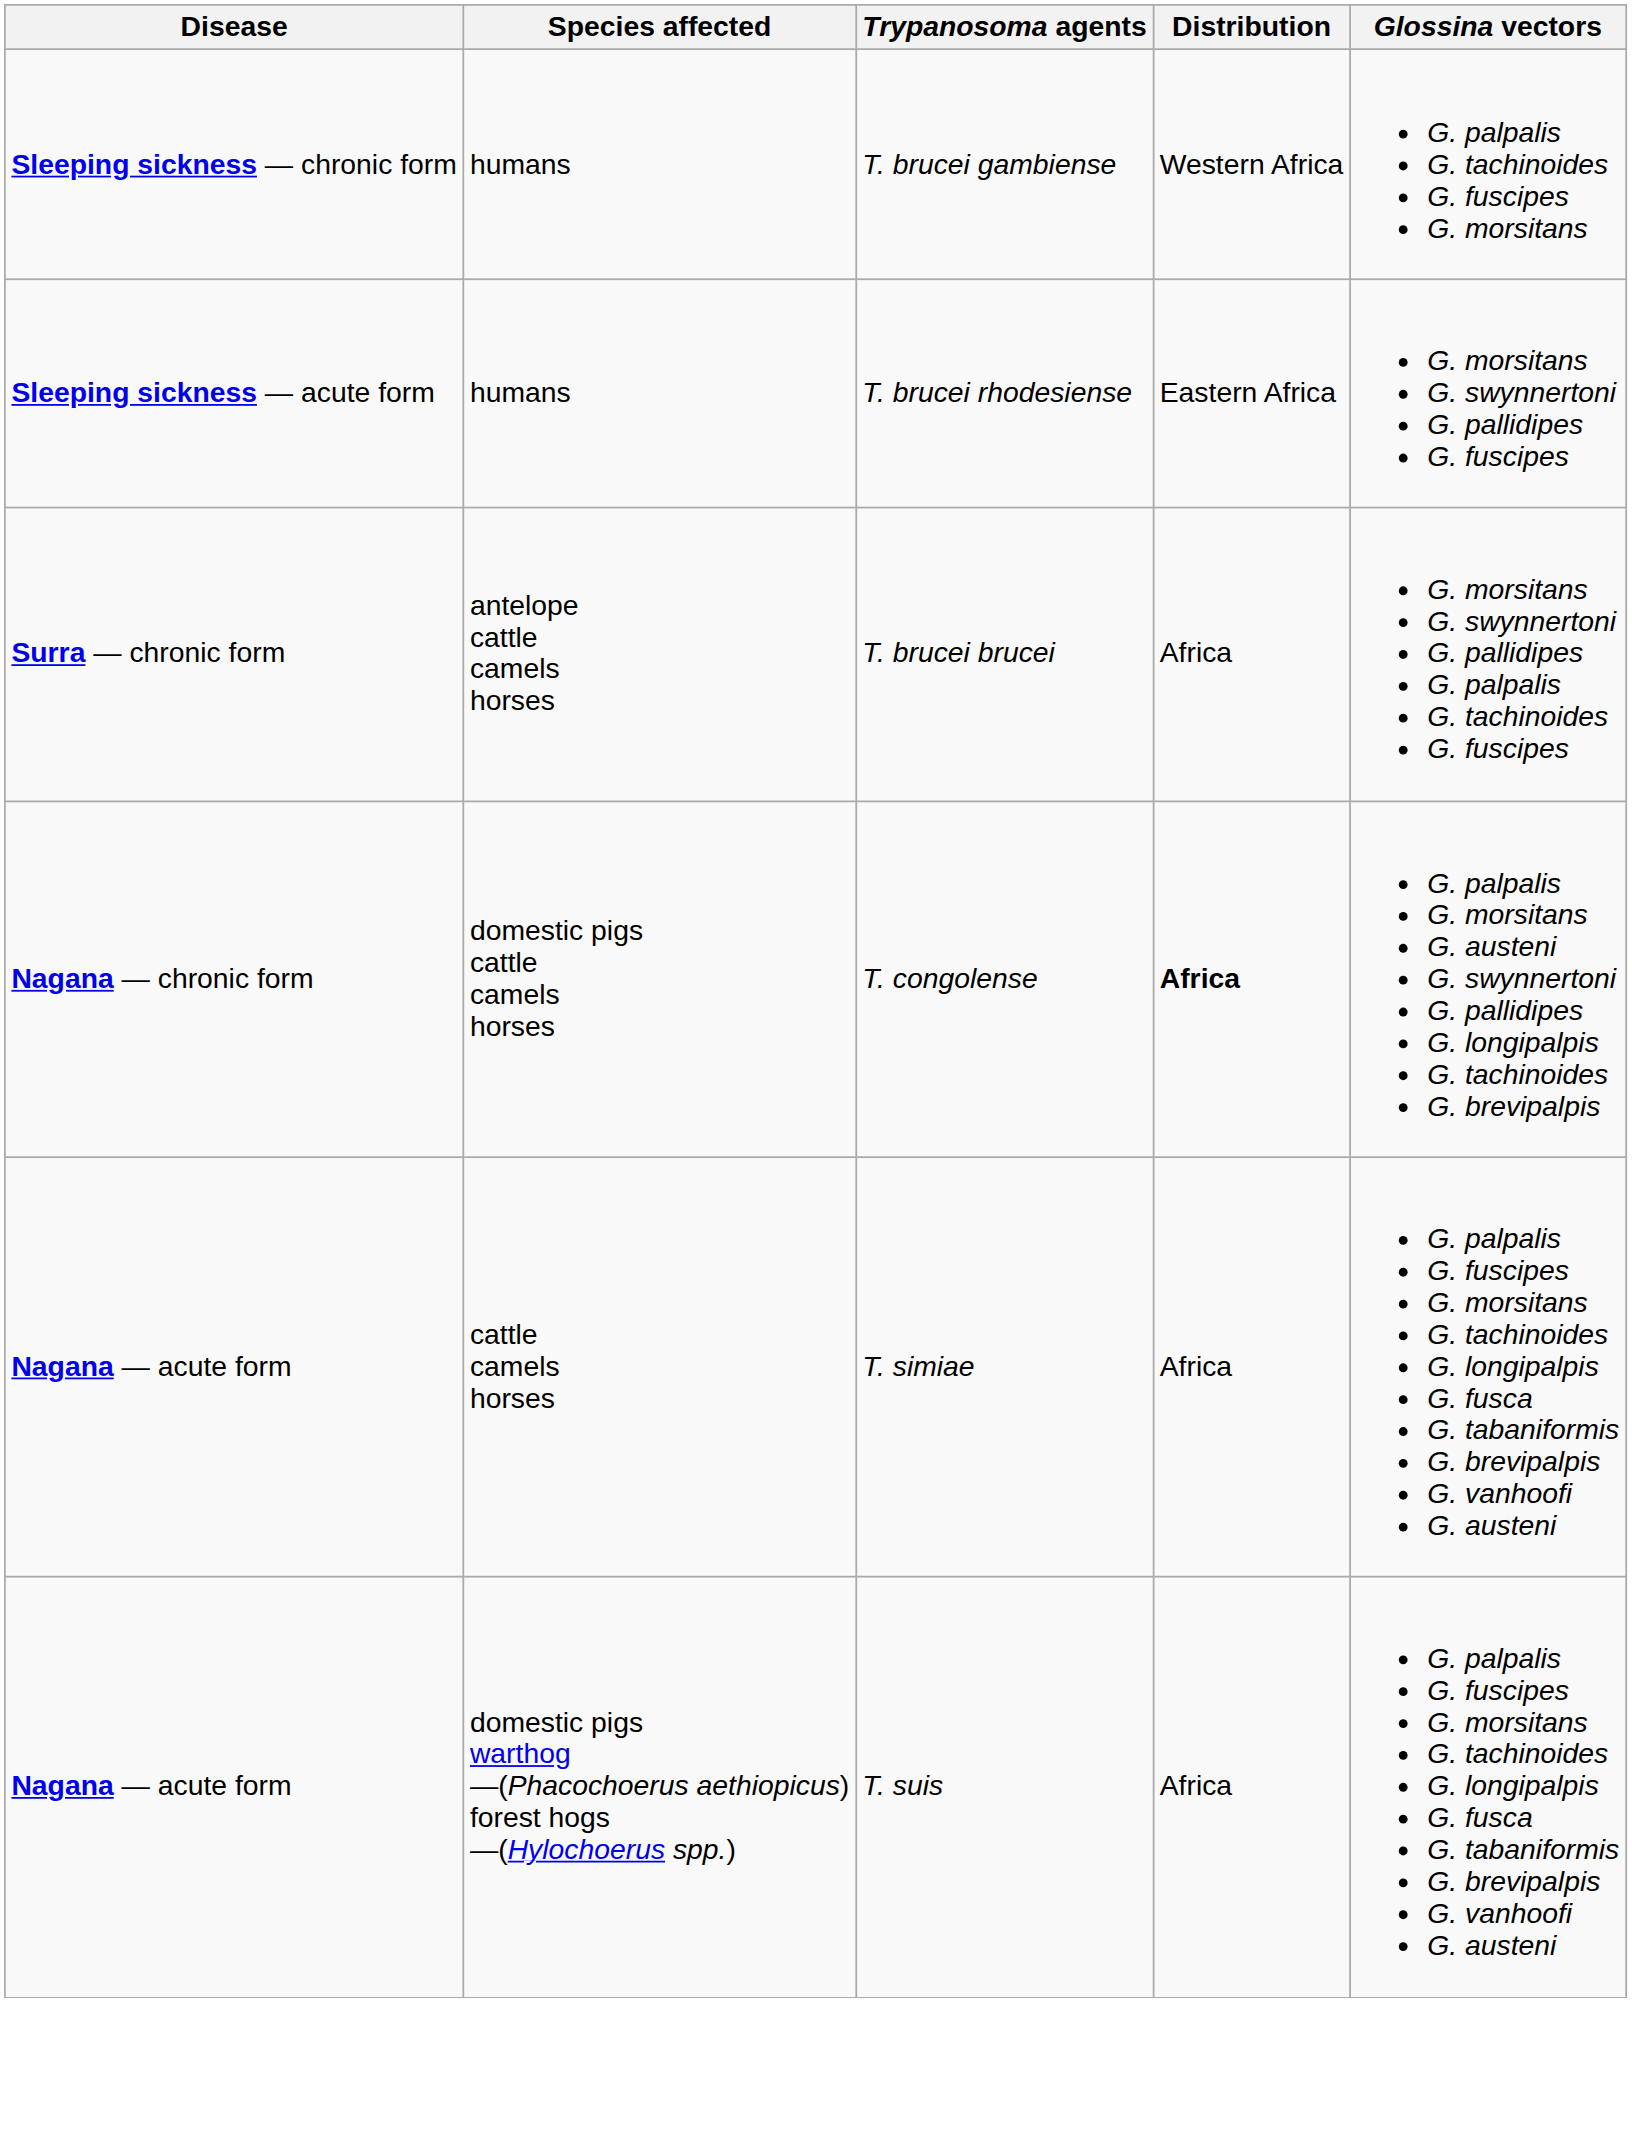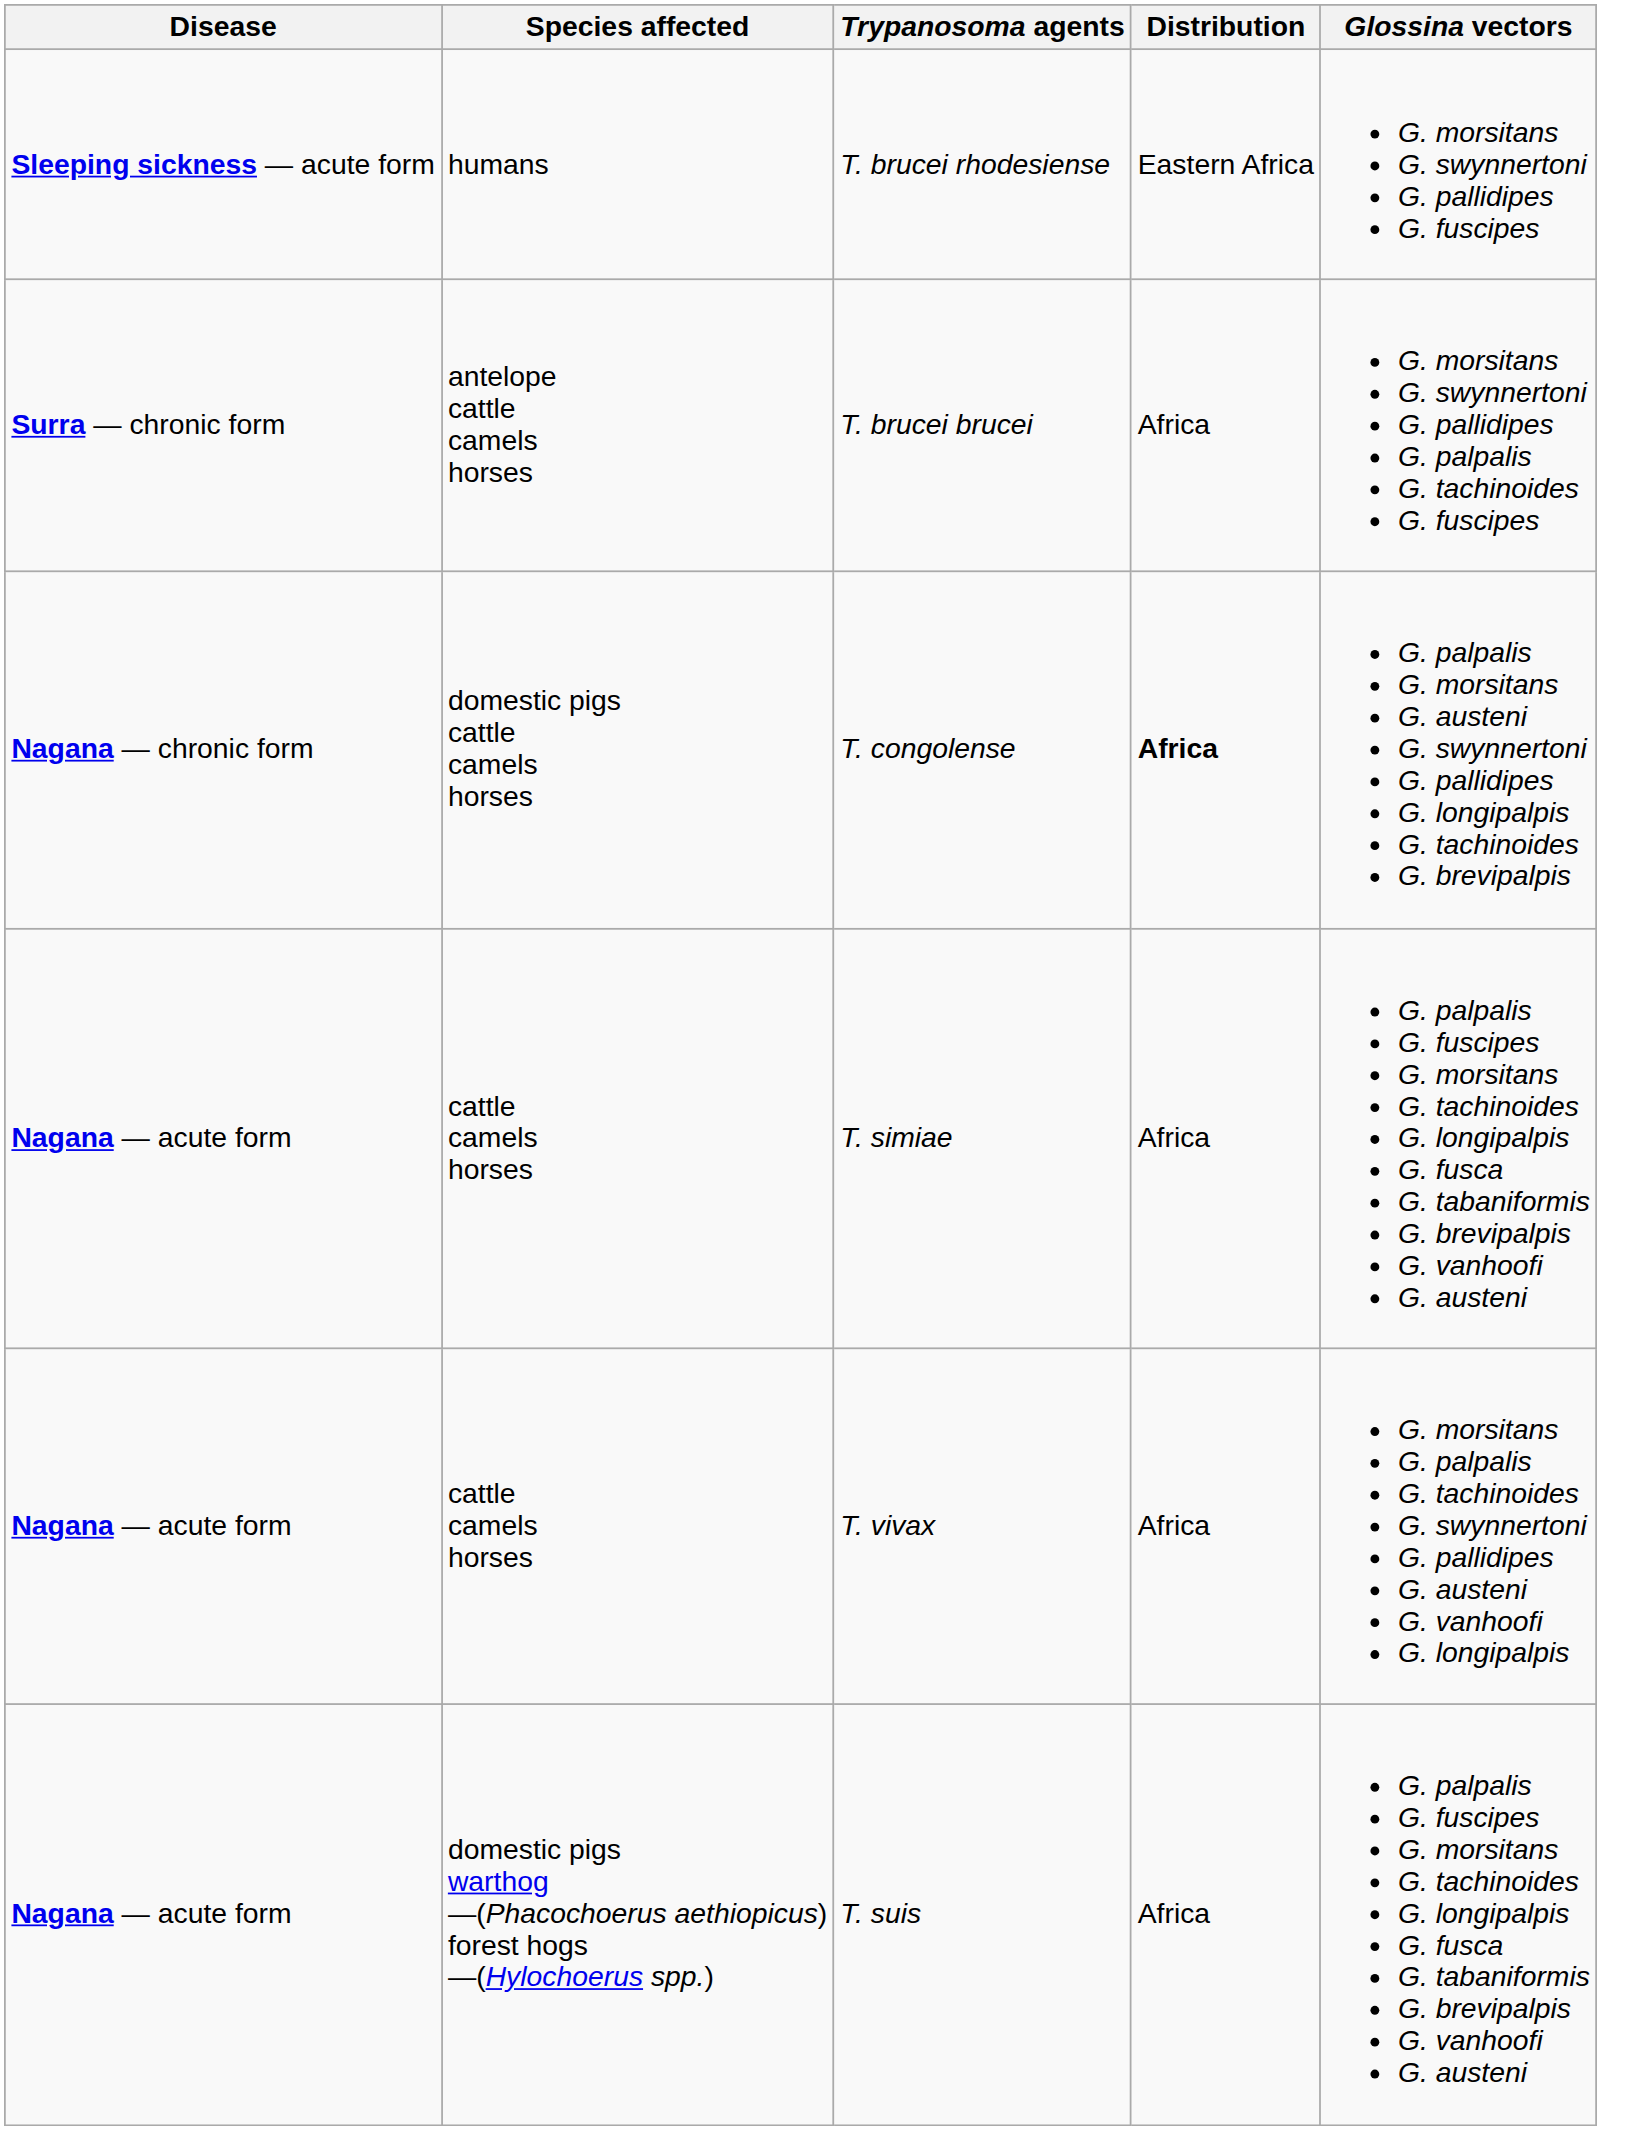- row: (989, 163)
+ row: (888, 1525)
